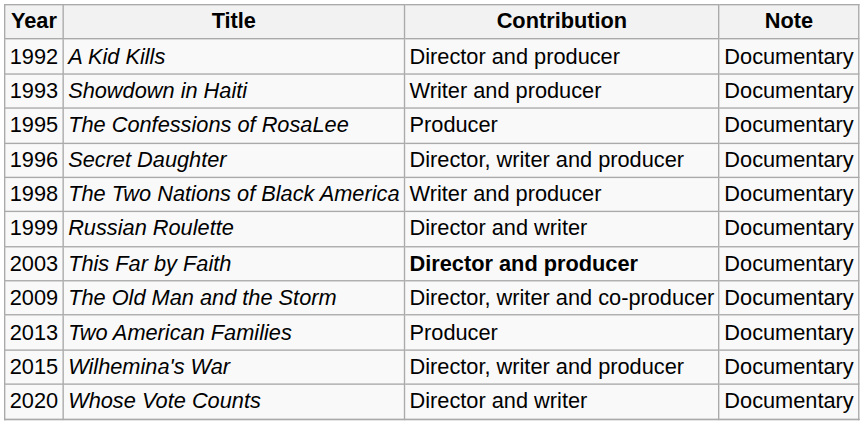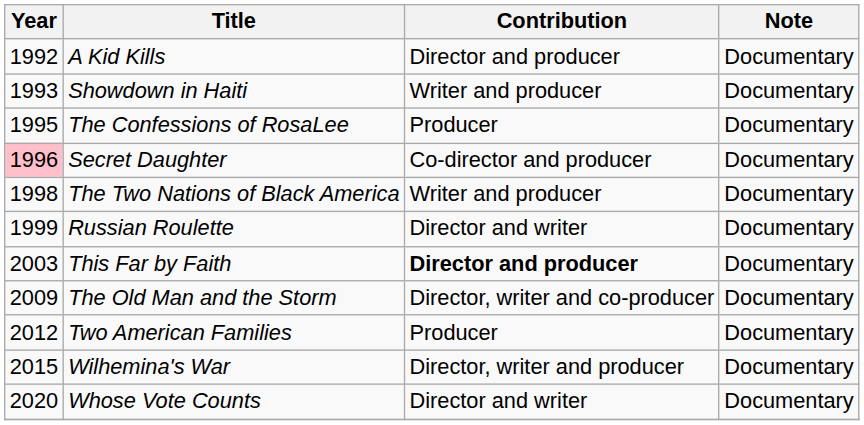(34, 159) no background -> (34, 159) pink background
(547, 159) Director, writer and producer -> (530, 159) Co-director and producer
(34, 332) 2013 -> (34, 332) 2012
